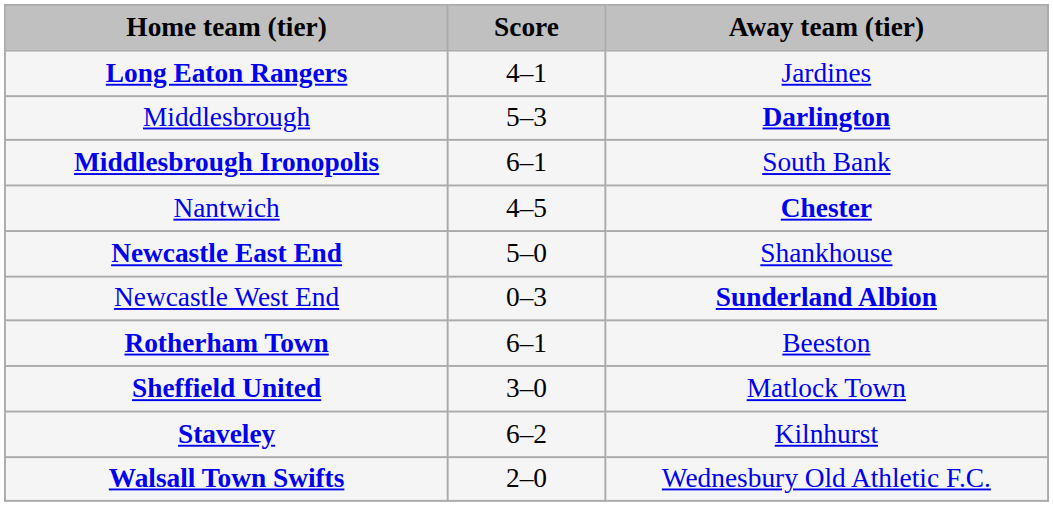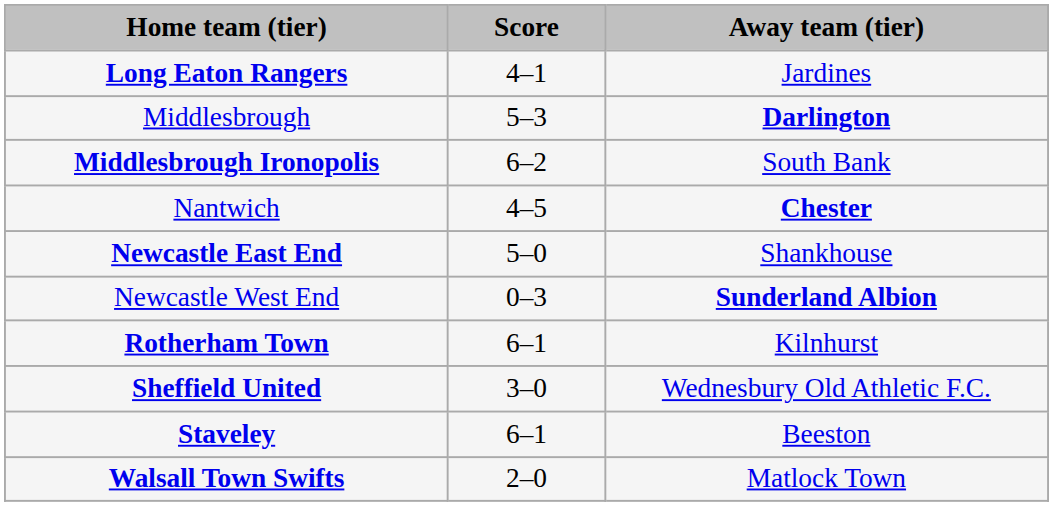(526, 162) 6–1 -> (526, 162) 6–2
(826, 343) Beeston -> (826, 343) Kilnhurst
(826, 388) Matlock Town -> (826, 388) Wednesbury Old Athletic F.C.
(526, 433) 6–2 -> (526, 433) 6–1
(826, 433) Kilnhurst -> (826, 433) Beeston
(826, 478) Wednesbury Old Athletic F.C. -> (826, 478) Matlock Town
